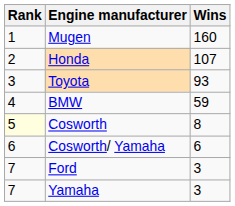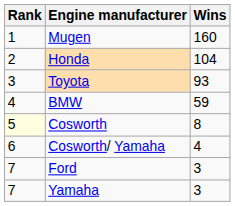(205, 59) 107 -> (205, 59) 104
(197, 146) 6 -> (197, 146) 4
